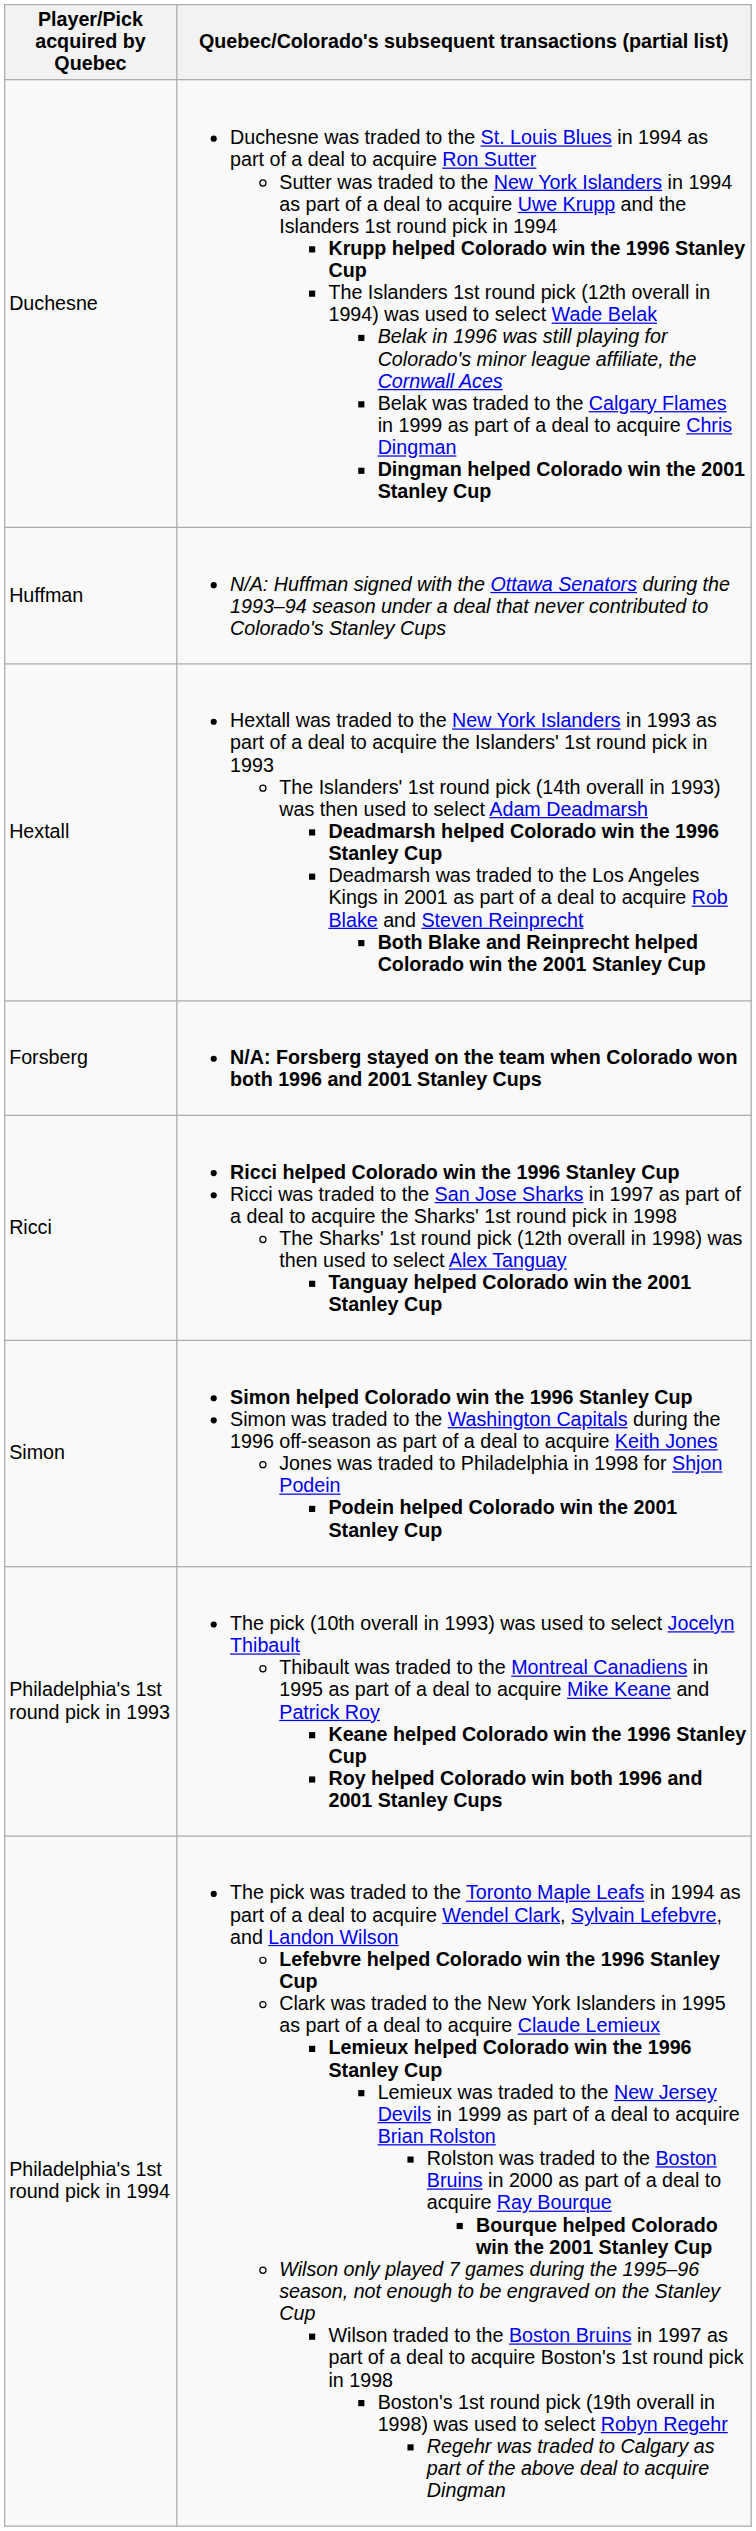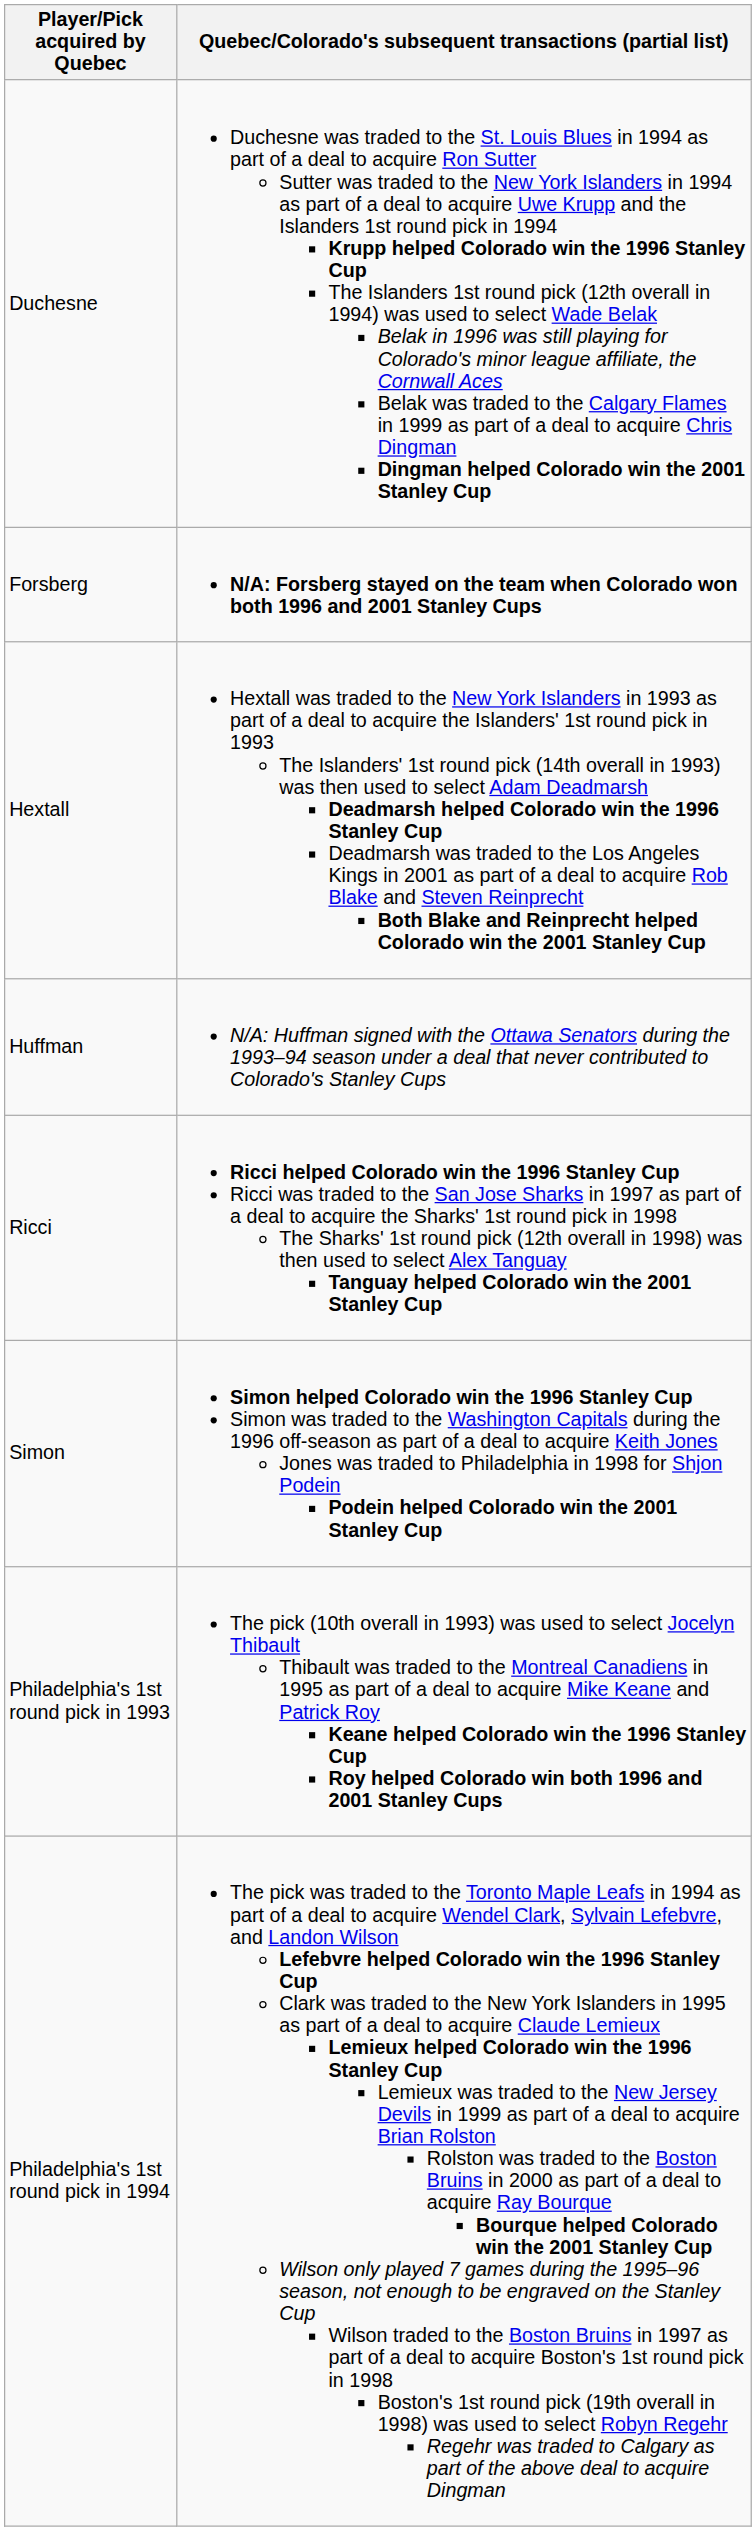rows swapped: (49, 1057) <-> (46, 595)
